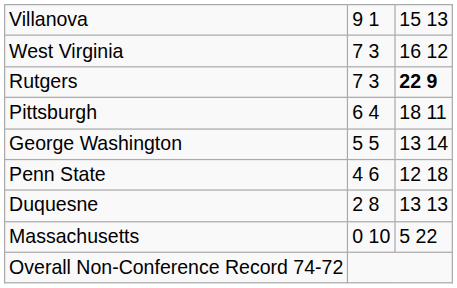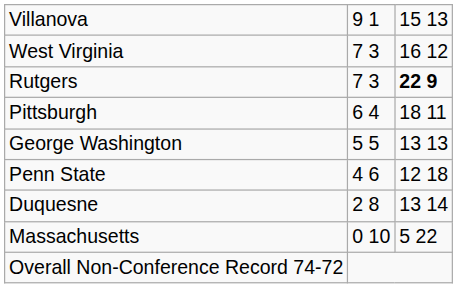(424, 143) 13 14 -> (424, 143) 13 13
(424, 205) 13 13 -> (424, 205) 13 14
